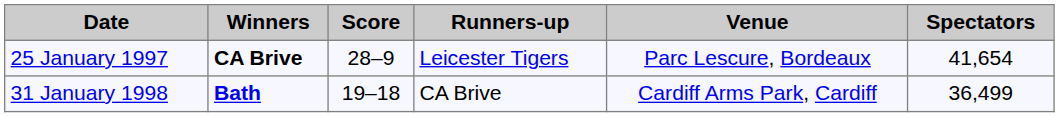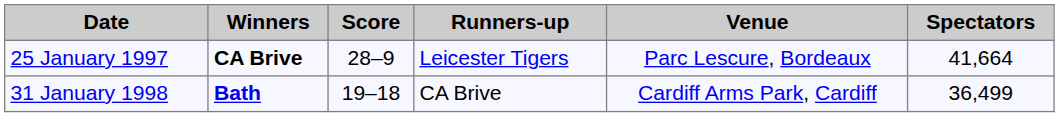(981, 57) 41,654 -> (981, 57) 41,664
